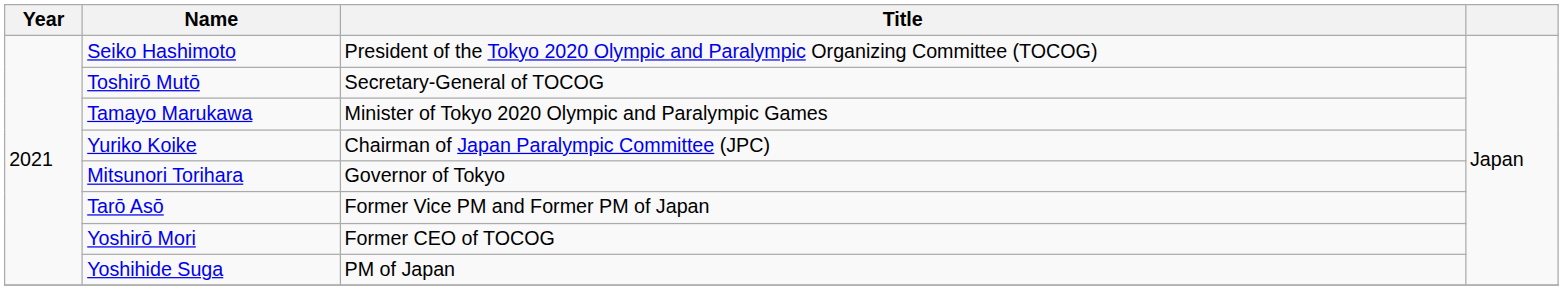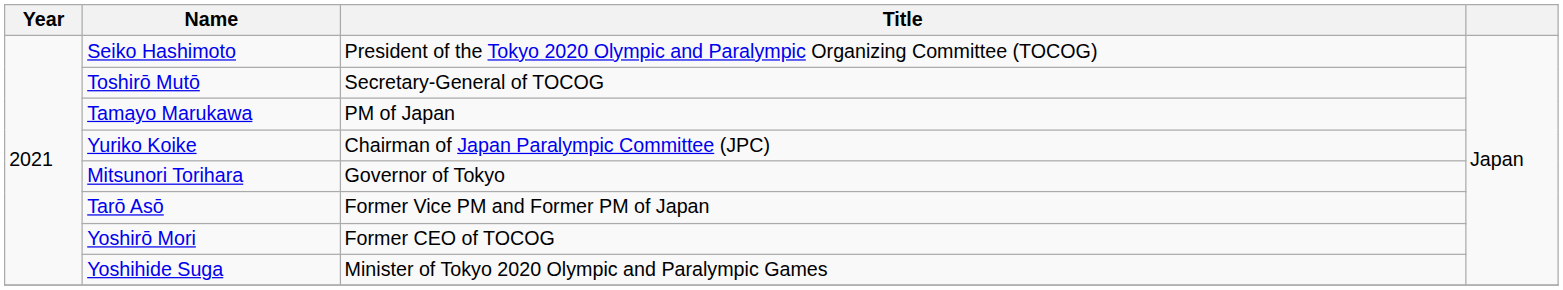(586, 113) Minister of Tokyo 2020 Olympic and Paralympic Games -> (400, 113) PM of Japan
(400, 269) PM of Japan -> (586, 269) Minister of Tokyo 2020 Olympic and Paralympic Games
